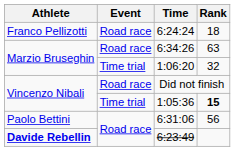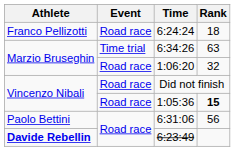(126, 49) Road race -> (123, 49) Time trial
(123, 67) Time trial -> (126, 67) Road race
(123, 102) Time trial -> (126, 102) Road race
